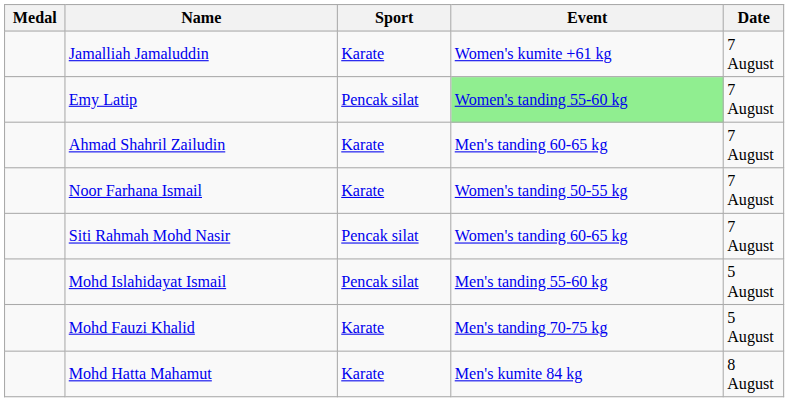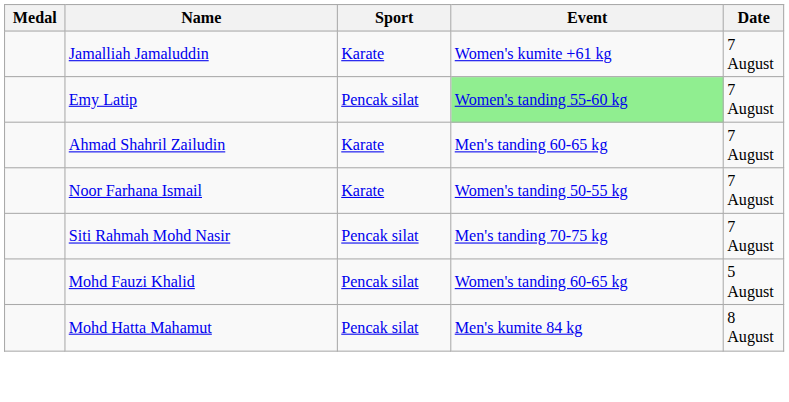(541, 236) Women's tanding 60-65 kg -> (531, 236) Men's tanding 70-75 kg
- row: (147, 282)
(363, 327) Karate -> (380, 282) Pencak silat
(531, 327) Men's tanding 70-75 kg -> (541, 282) Women's tanding 60-65 kg
(363, 373) Karate -> (380, 327) Pencak silat
